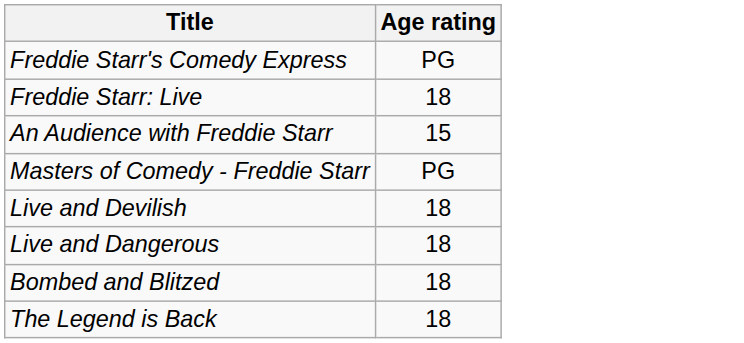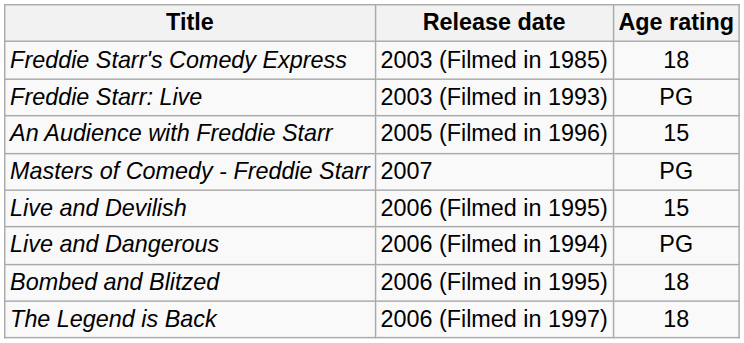+ column: (494, 23)
(438, 60) PG -> (676, 60) 18
(438, 97) 18 -> (676, 97) PG
(438, 208) 18 -> (676, 208) 15
(438, 245) 18 -> (676, 245) PG
